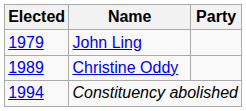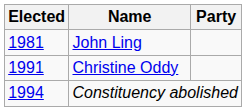(26, 42) 1979 -> (26, 42) 1981
(26, 67) 1989 -> (26, 67) 1991
